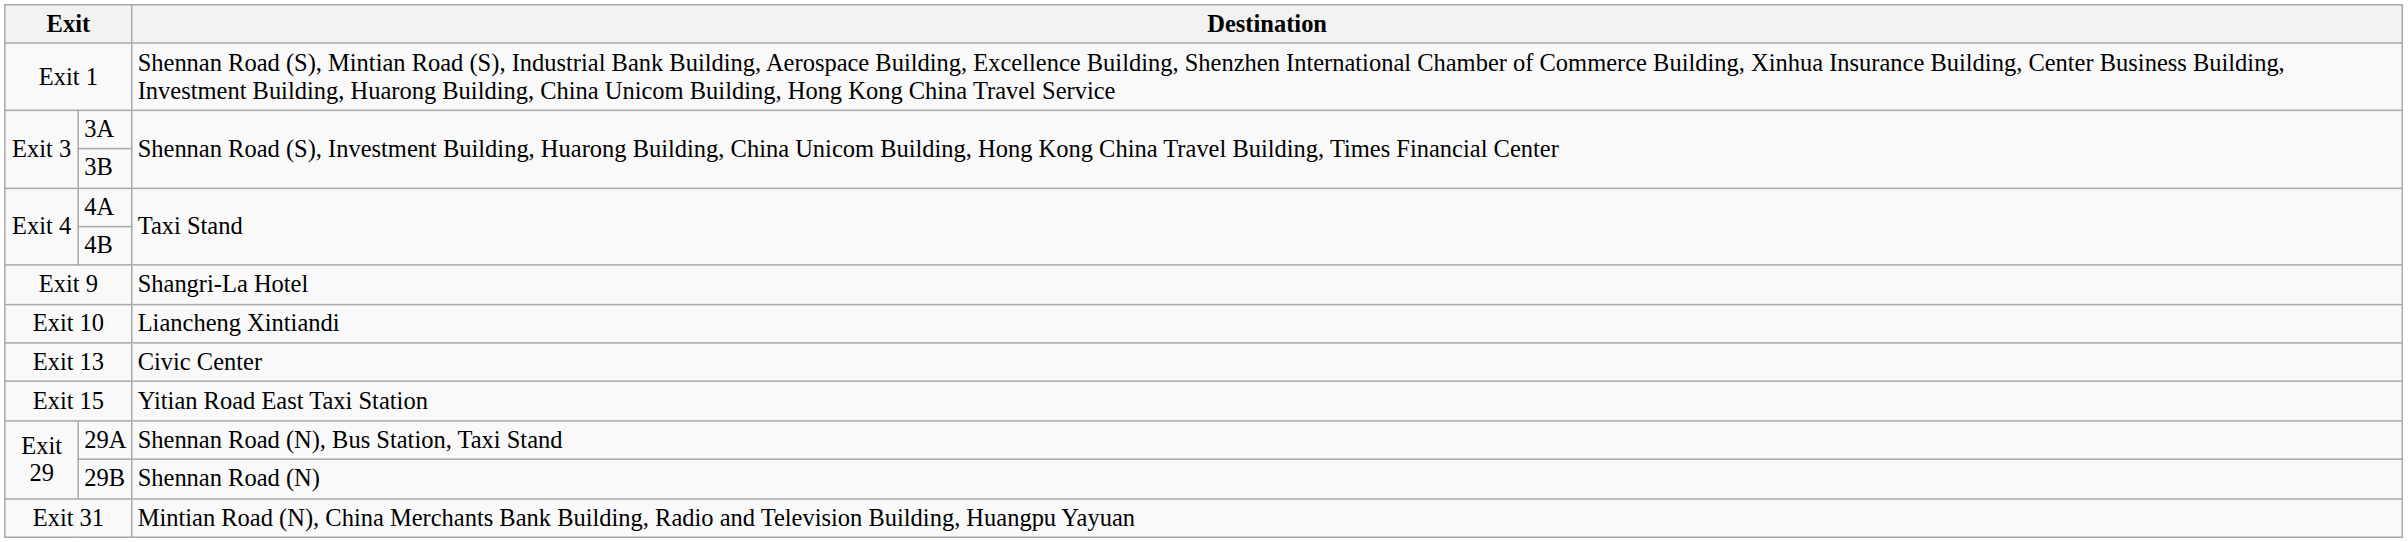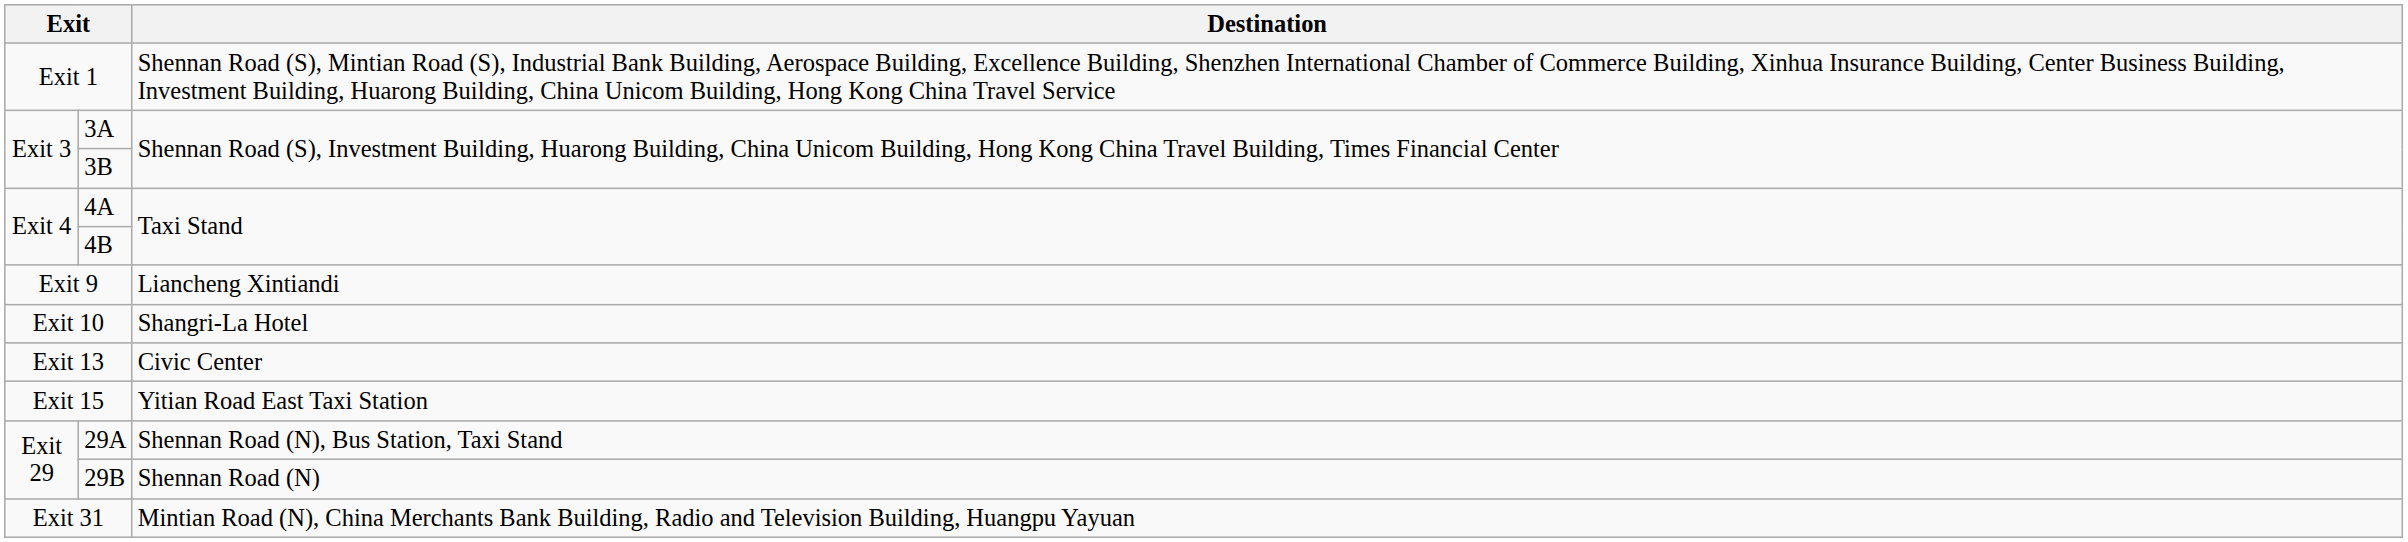(223, 284) Shangri-La Hotel -> (239, 284) Liancheng Xintiandi
(239, 323) Liancheng Xintiandi -> (223, 323) Shangri-La Hotel
